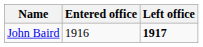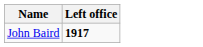- column: (101, 14)
